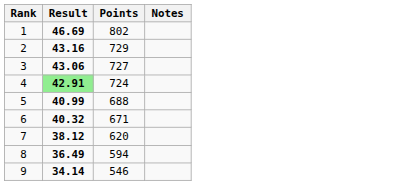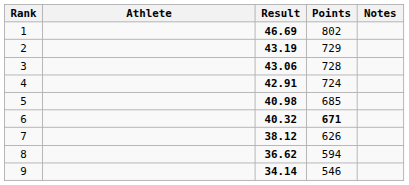+ column: (149, 13)
(68, 48) 43.16 -> (281, 48) 43.19
(119, 66) 727 -> (332, 66) 728
(68, 84) lightgreen background -> (281, 84) no background
(68, 101) 40.99 -> (281, 101) 40.98
(119, 101) 688 -> (332, 101) 685
(119, 119) normal -> (332, 119) bold
(119, 136) 620 -> (332, 136) 626
(68, 154) 36.49 -> (281, 154) 36.62
